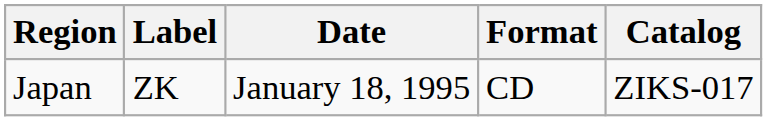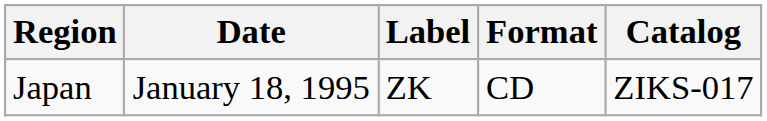columns swapped: (352, 31) <-> (175, 31)
